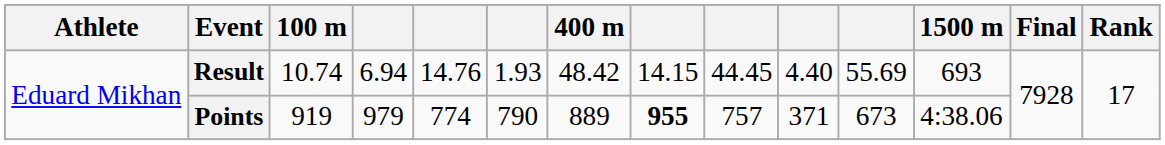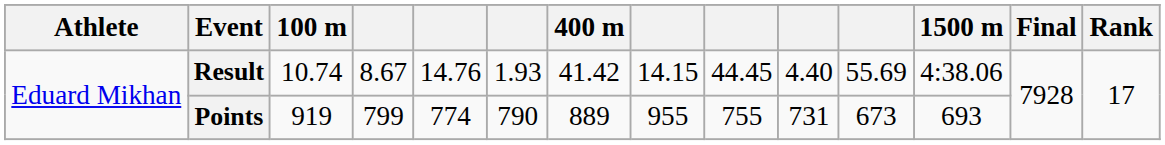(383, 72) 6.94 -> (383, 72) 8.67
(589, 72) 48.42 -> (589, 72) 41.42
(961, 72) 693 -> (961, 72) 4:38.06
(383, 117) 979 -> (383, 117) 799
(668, 117) bold -> (668, 117) normal
(742, 117) 757 -> (742, 117) 755
(809, 117) 371 -> (809, 117) 731
(961, 117) 4:38.06 -> (961, 117) 693
